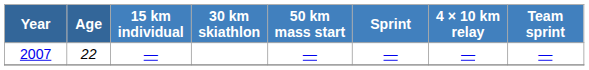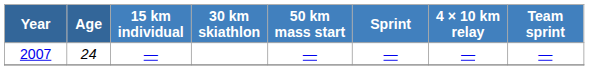(89, 54) 22 -> (89, 54) 24
